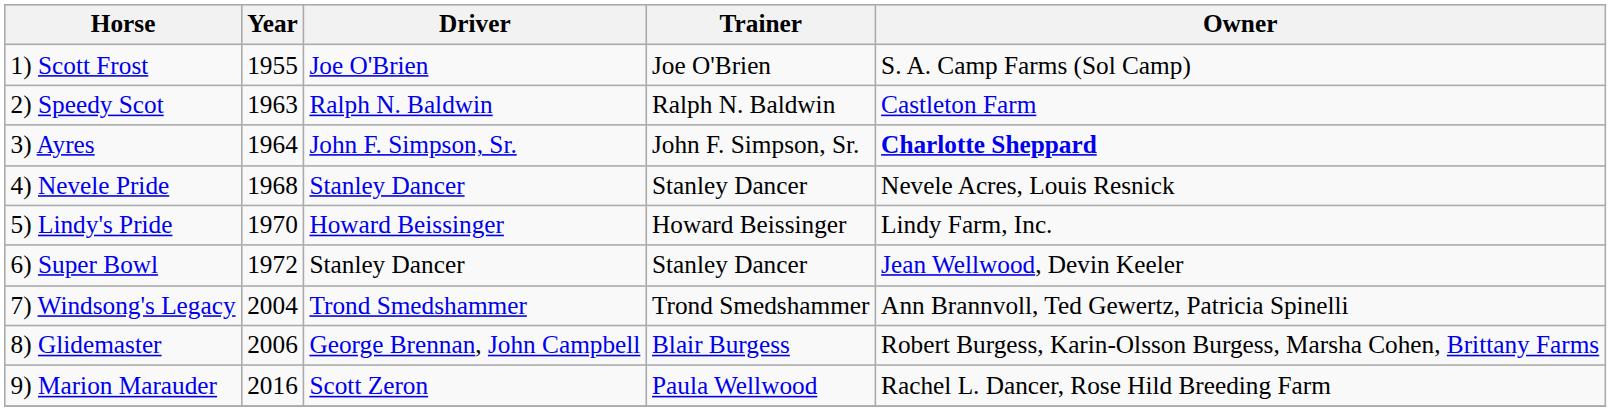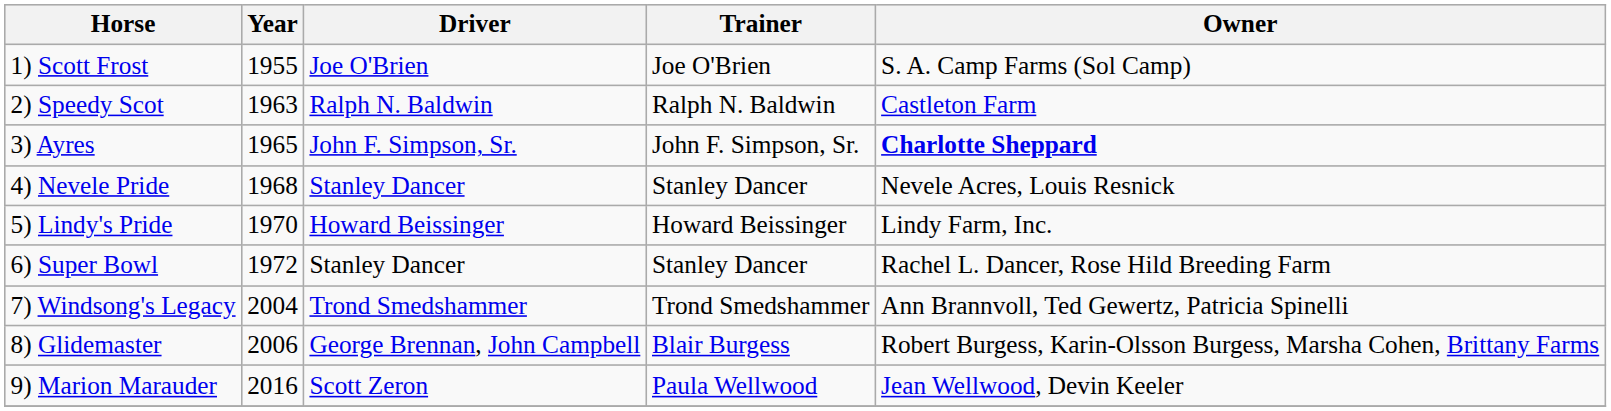(273, 144) 1964 -> (273, 144) 1965
(1032, 265) Jean Wellwood, Devin Keeler -> (1106, 265) Rachel L. Dancer, Rose Hild Breeding Farm
(1106, 385) Rachel L. Dancer, Rose Hild Breeding Farm -> (1032, 385) Jean Wellwood, Devin Keeler
